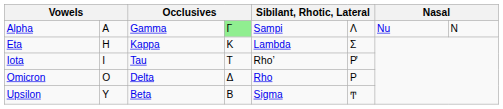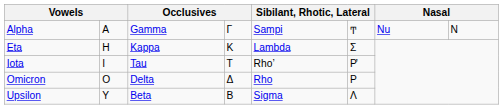(229, 28) lightgreen background -> (229, 30) no background
(353, 28) Λ -> (353, 30) Ͳ
(353, 95) Ͳ -> (353, 96) Λ
